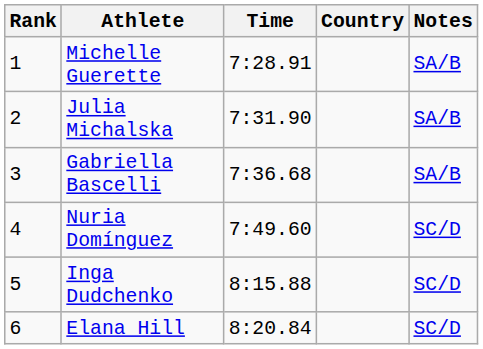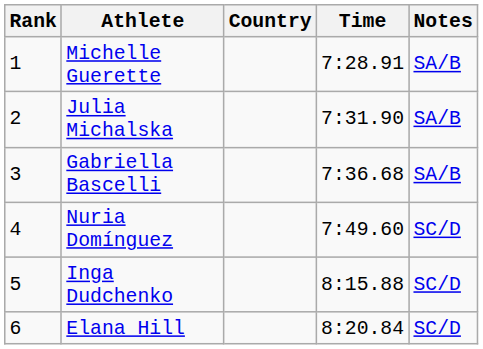columns swapped: (363, 21) <-> (270, 21)
